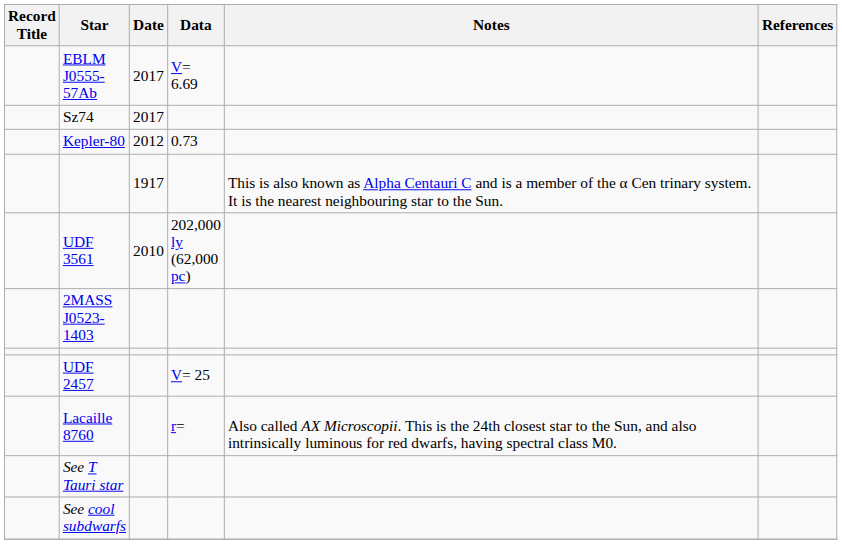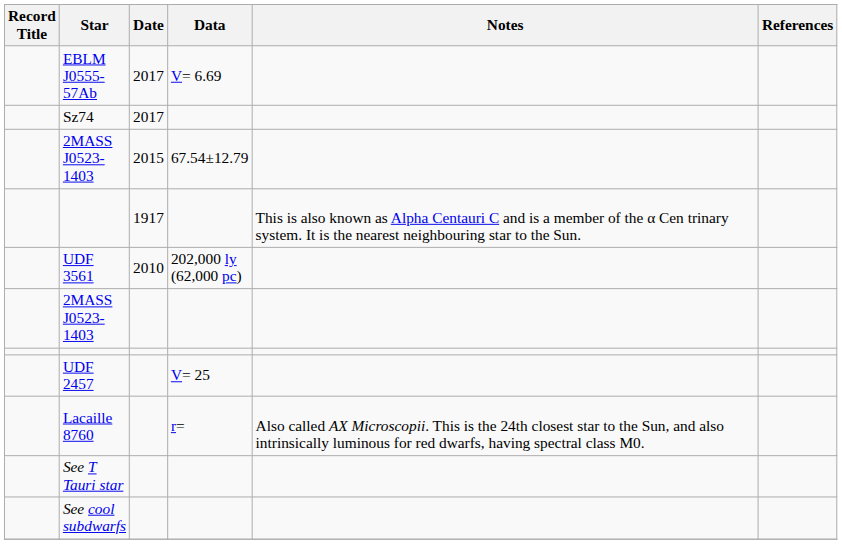+ row: (88, 158)
- row: (94, 141)
